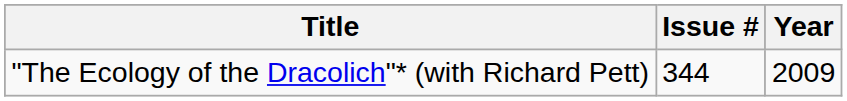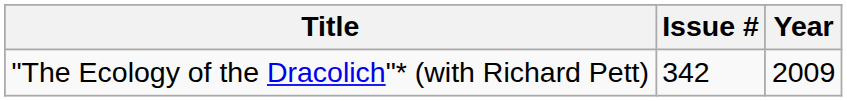(686, 72) 344 -> (686, 72) 342
